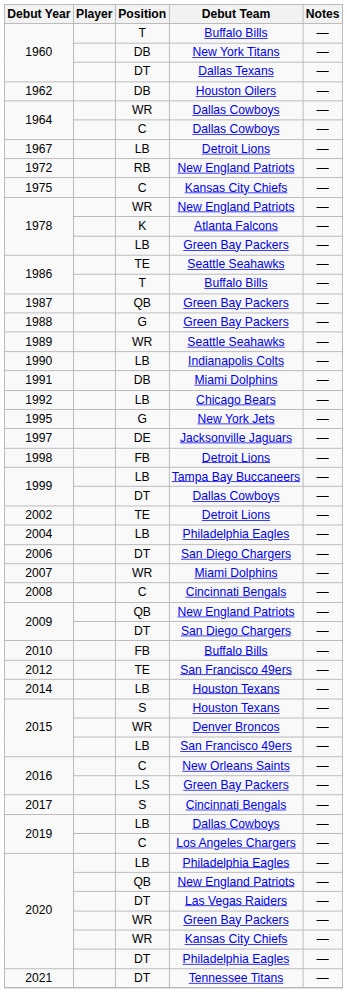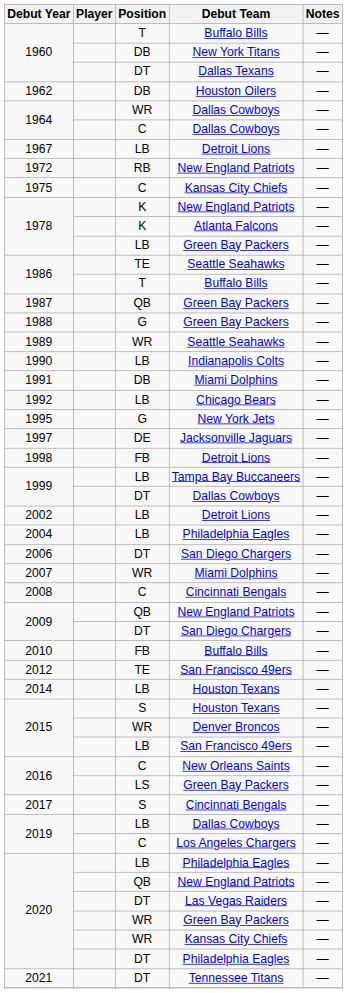(142, 206) WR -> (142, 206) K
(142, 515) TE -> (142, 515) LB
